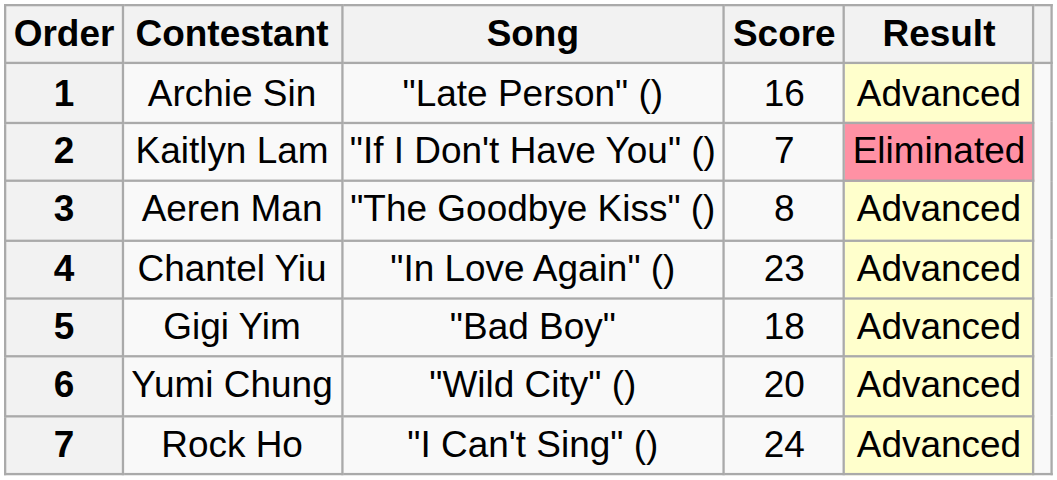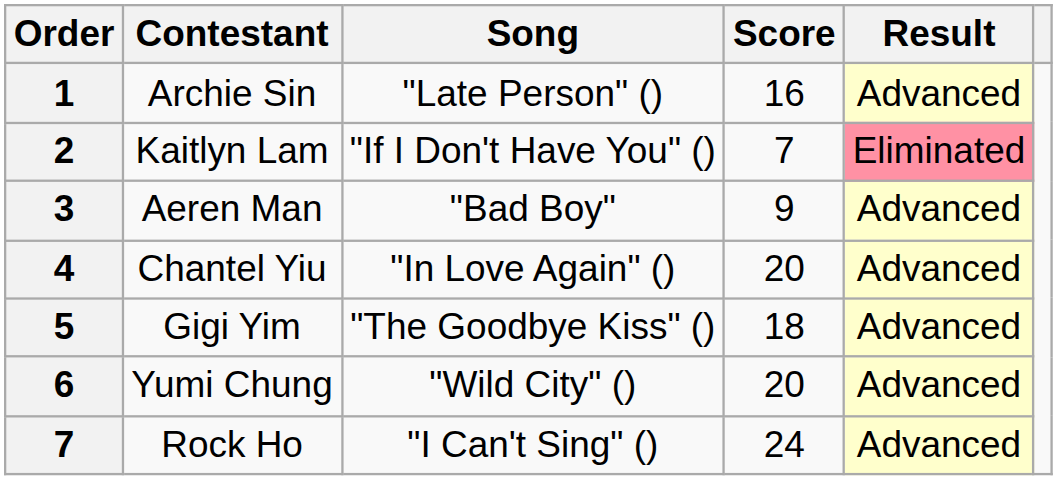(533, 209) "The Goodbye Kiss" () -> (533, 209) "Bad Boy"
(784, 209) 8 -> (784, 209) 9
(784, 268) 23 -> (784, 268) 20
(533, 326) "Bad Boy" -> (533, 326) "The Goodbye Kiss" ()
